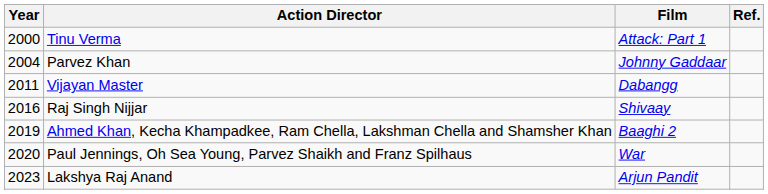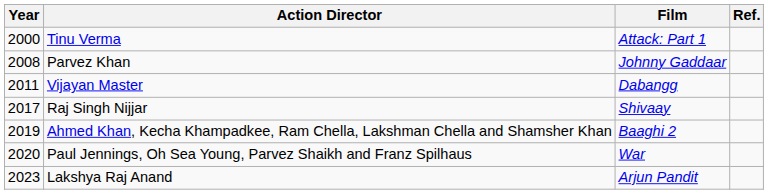(24, 62) 2004 -> (24, 62) 2008
(24, 108) 2016 -> (24, 108) 2017
